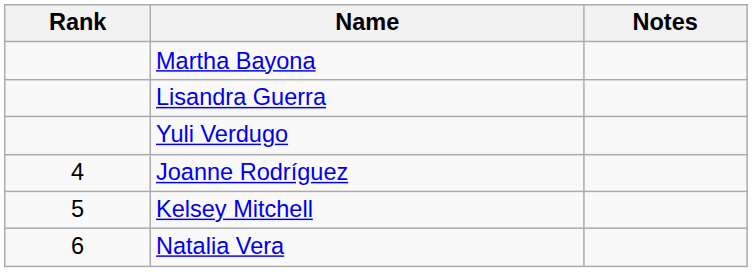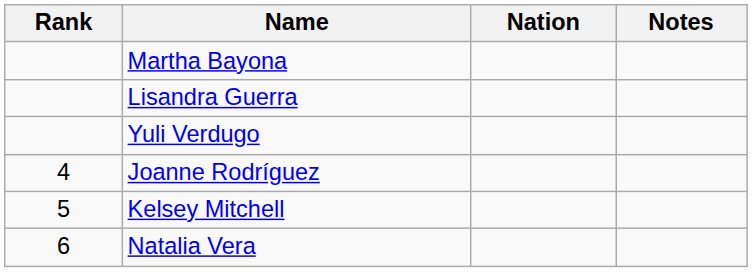+ column: (543, 23)
